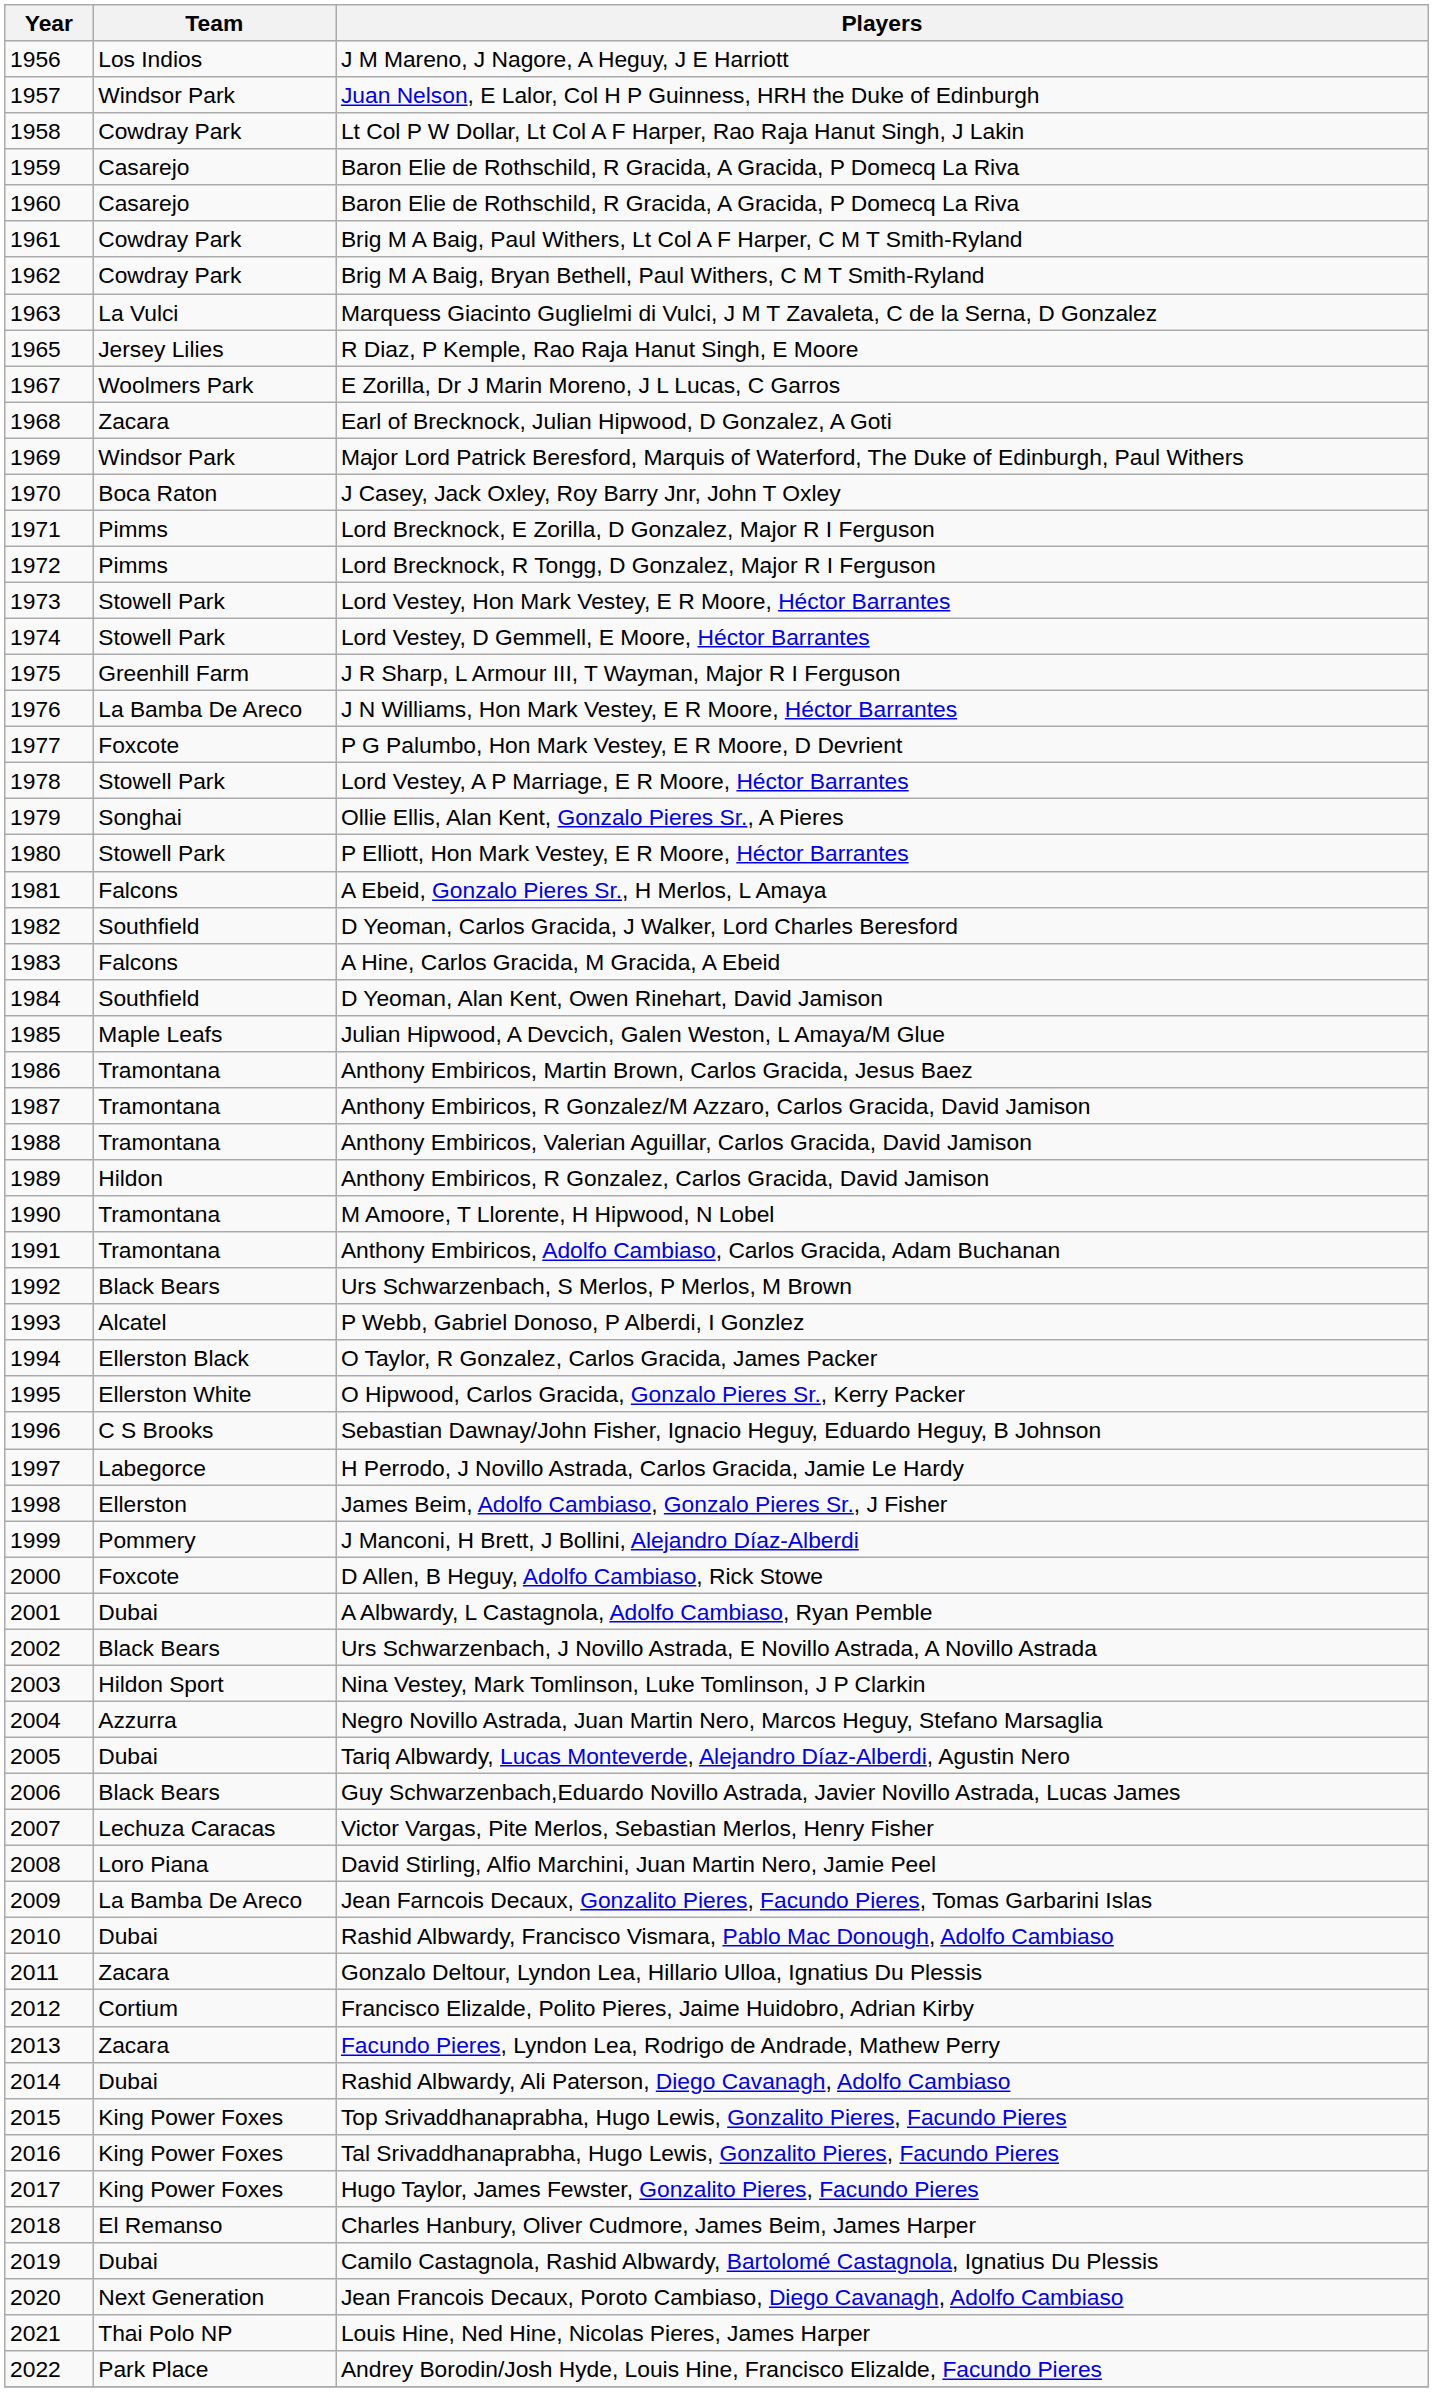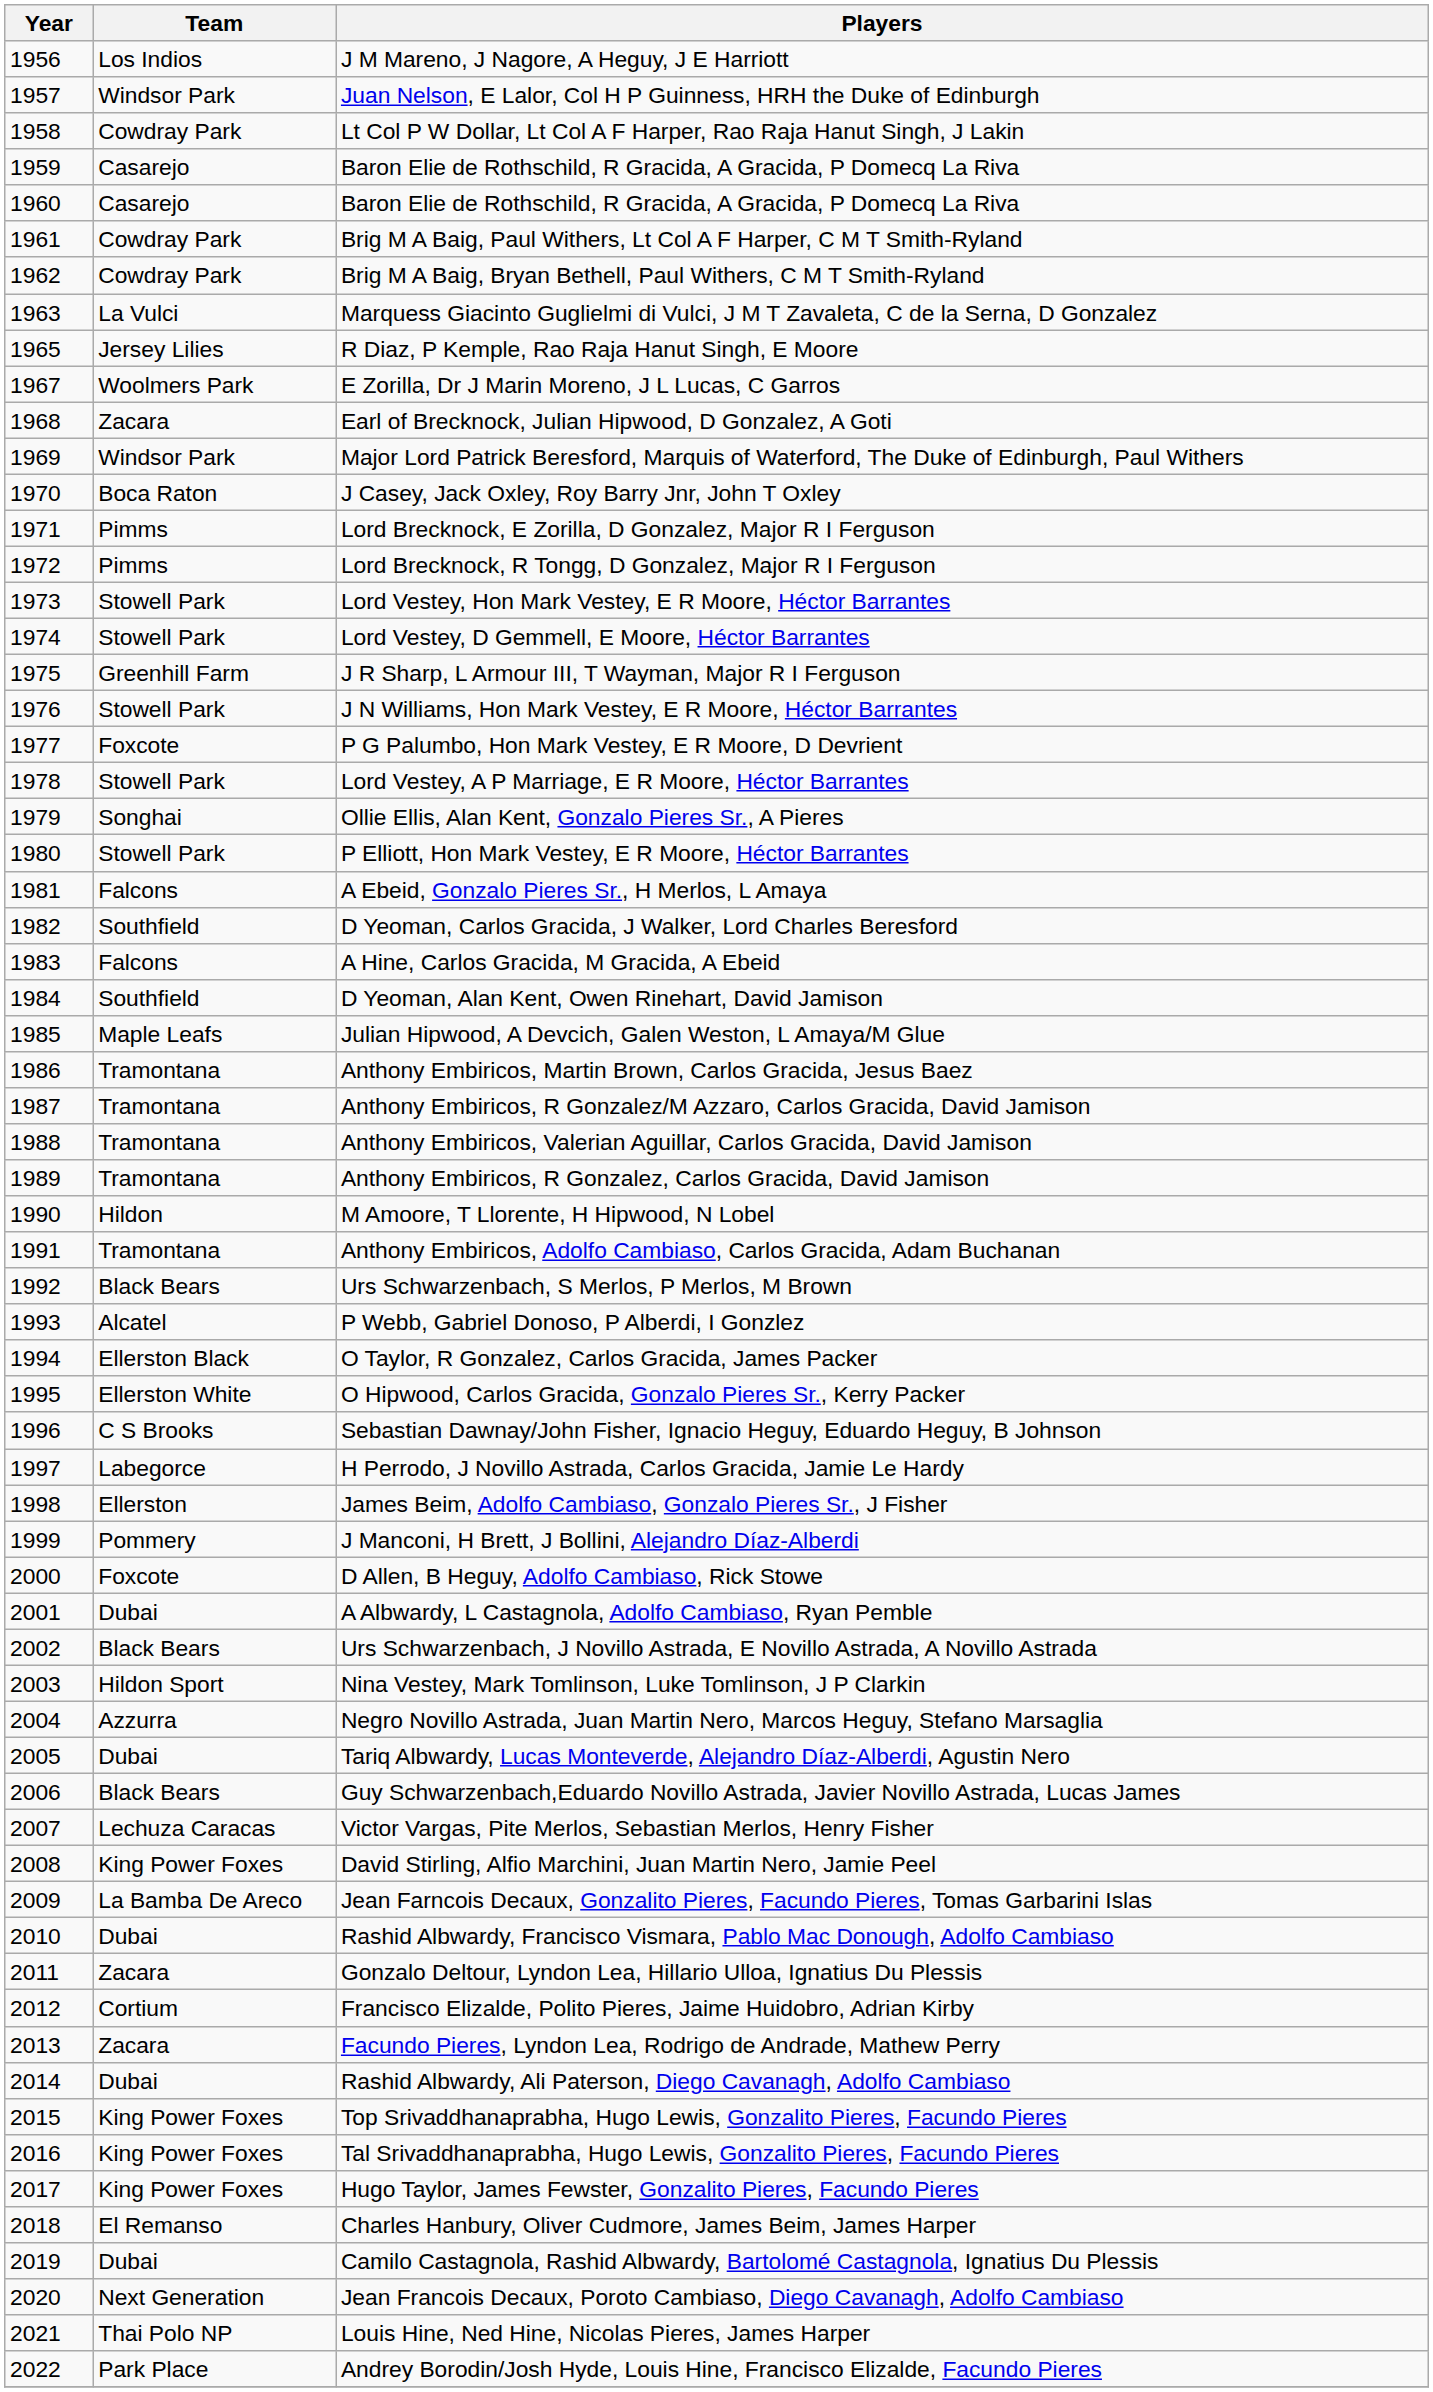(200, 709) La Bamba De Areco -> (162, 709) Stowell Park
(131, 1178) Hildon -> (159, 1178) Tramontana
(159, 1214) Tramontana -> (131, 1214) Hildon
(153, 1864) Loro Piana -> (191, 1864) King Power Foxes
